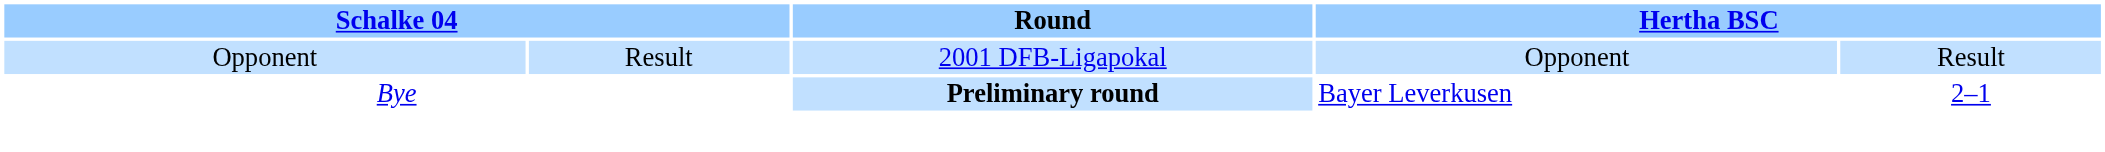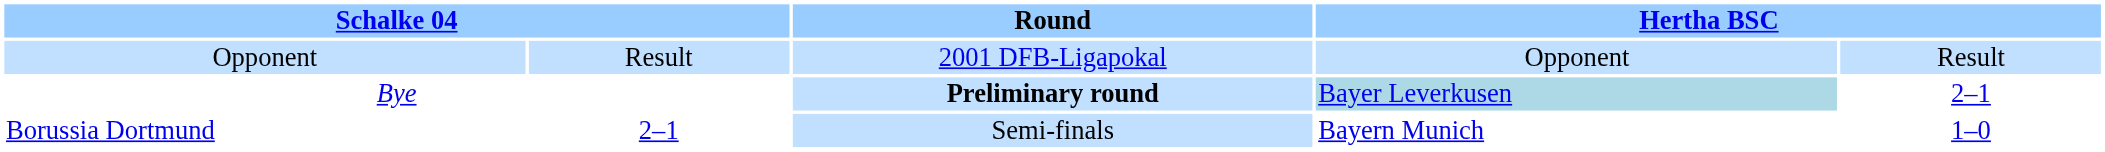(1415, 93) no background -> (1415, 93) lightblue background
+ row: (110, 130)
